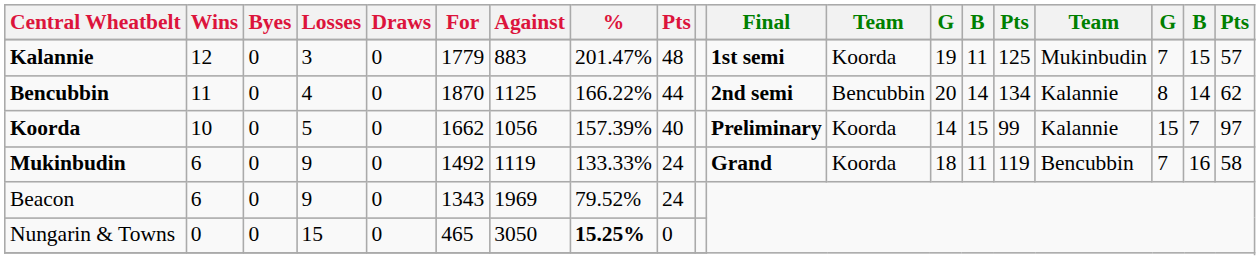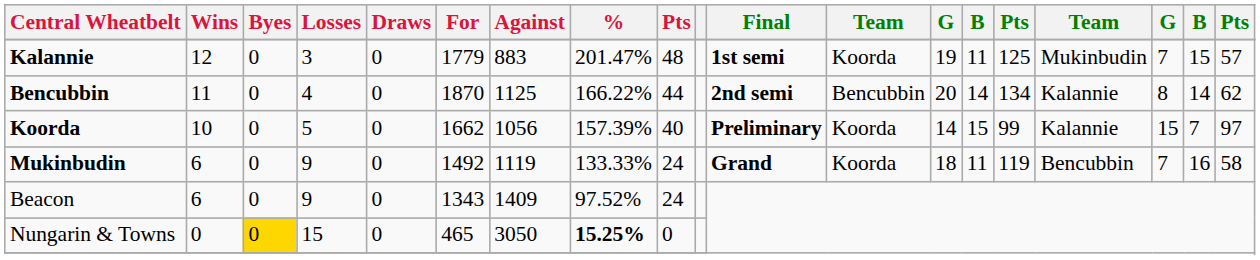(516, 199) 1969 -> (516, 199) 1409
(608, 199) 79.52% -> (608, 199) 97.52%
(254, 234) no background -> (254, 234) gold background
